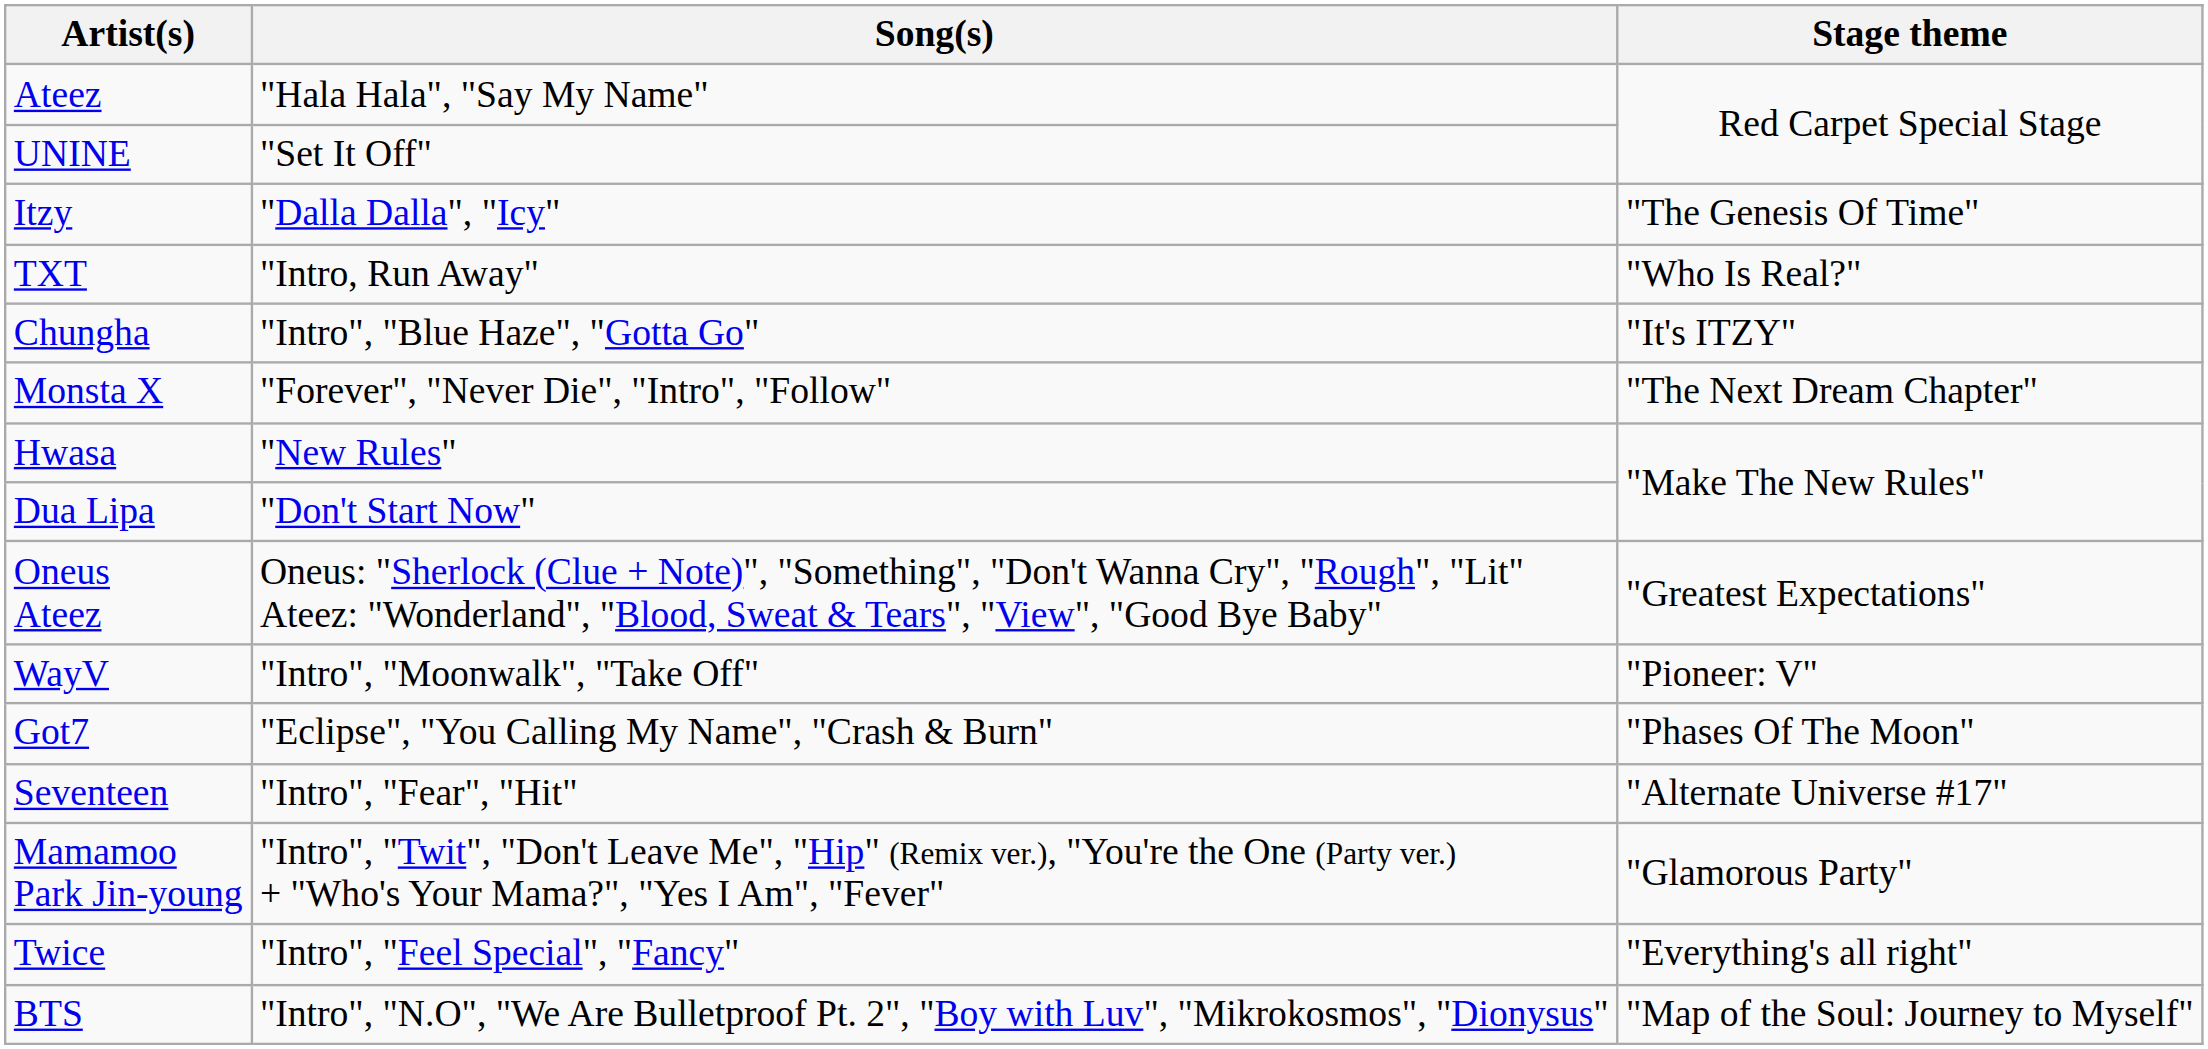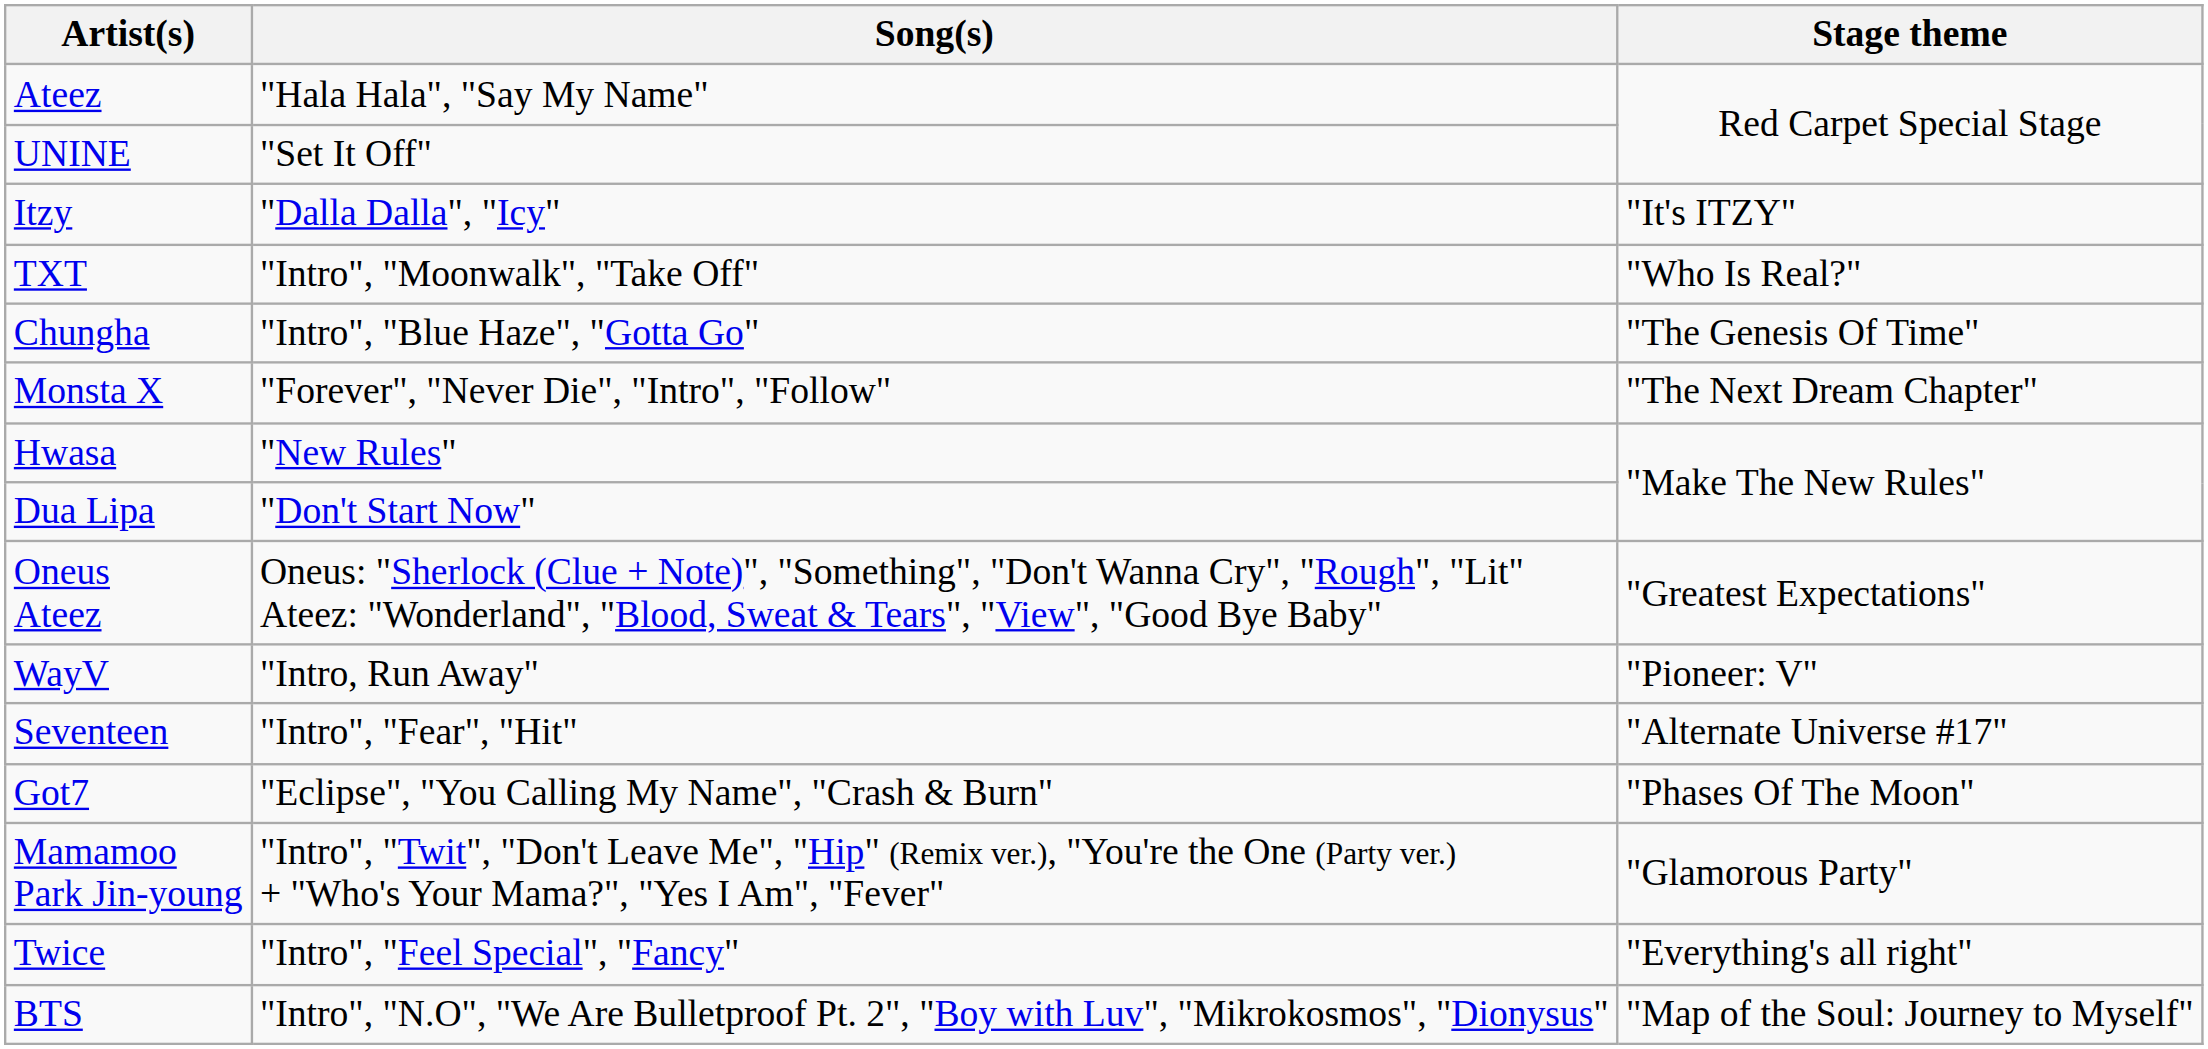(1803, 213) "The Genesis Of Time" -> (1711, 213) "It's ITZY"
(399, 272) "Intro, Run Away" -> (509, 272) "Intro", "Moonwalk", "Take Off"
(1711, 332) "It's ITZY" -> (1803, 332) "The Genesis Of Time"
(509, 672) "Intro", "Moonwalk", "Take Off" -> (399, 672) "Intro, Run Away"
rows swapped: (51, 732) <-> (91, 792)
